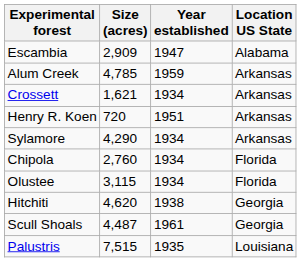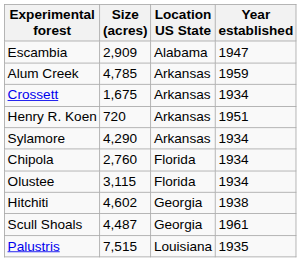columns swapped: (264, 22) <-> (191, 22)
(120, 95) 1,621 -> (120, 95) 1,675
(120, 203) 4,620 -> (120, 203) 4,602
